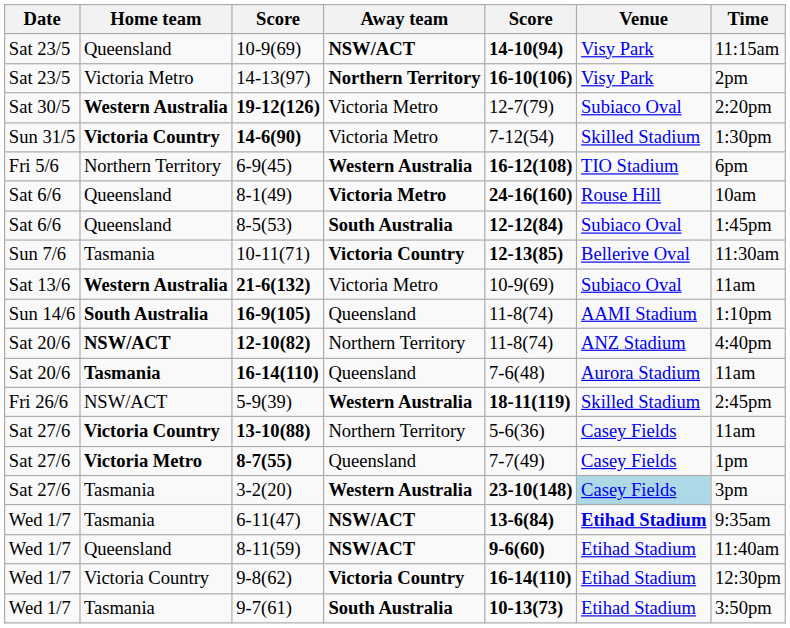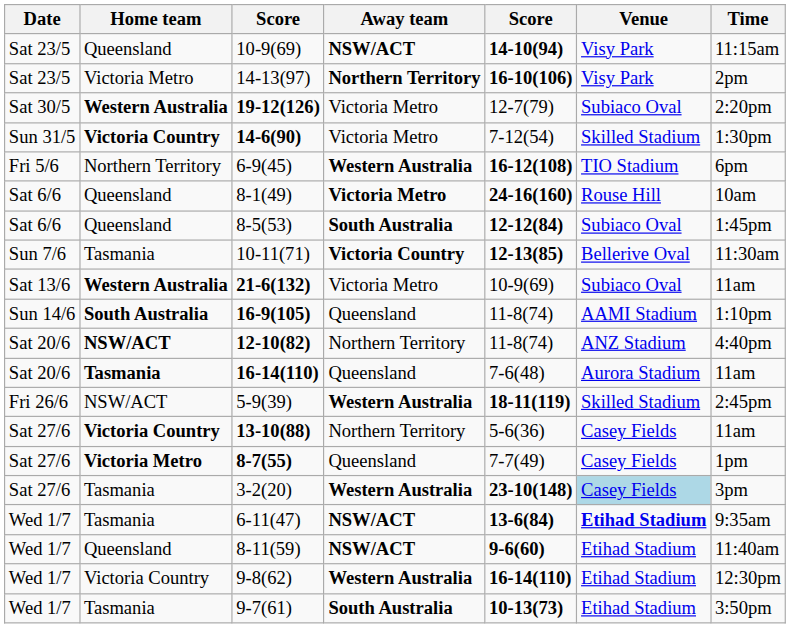(396, 578) Victoria Country -> (400, 578) Western Australia
